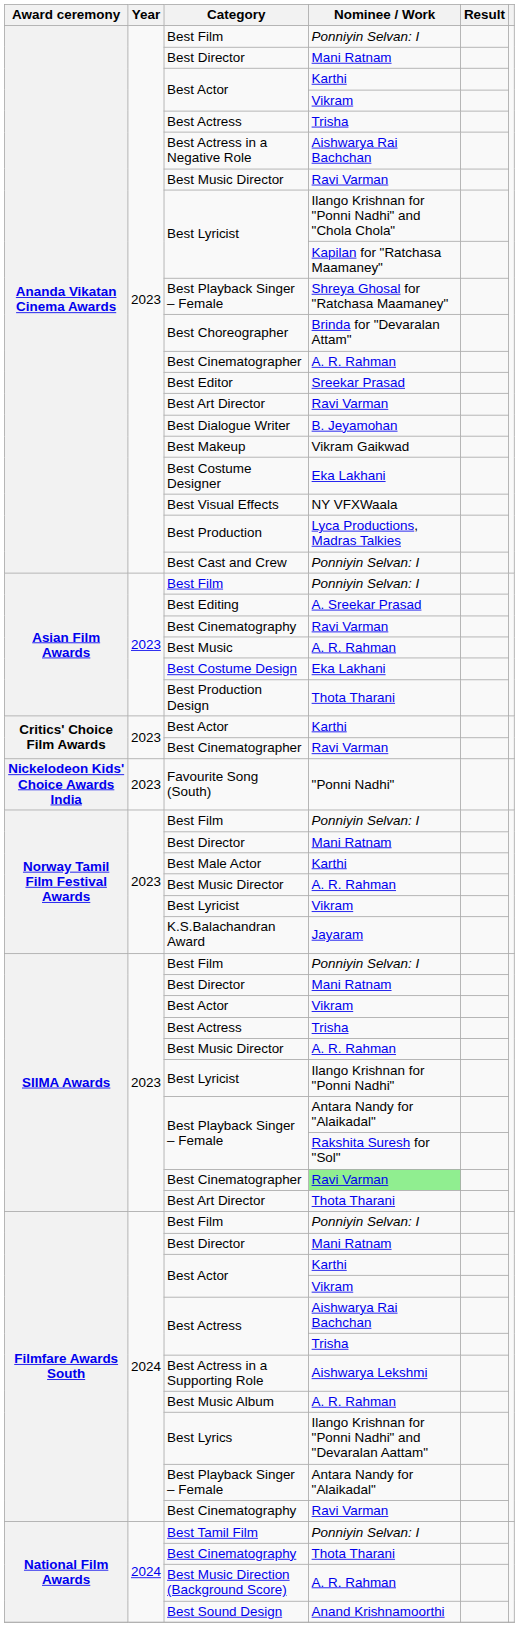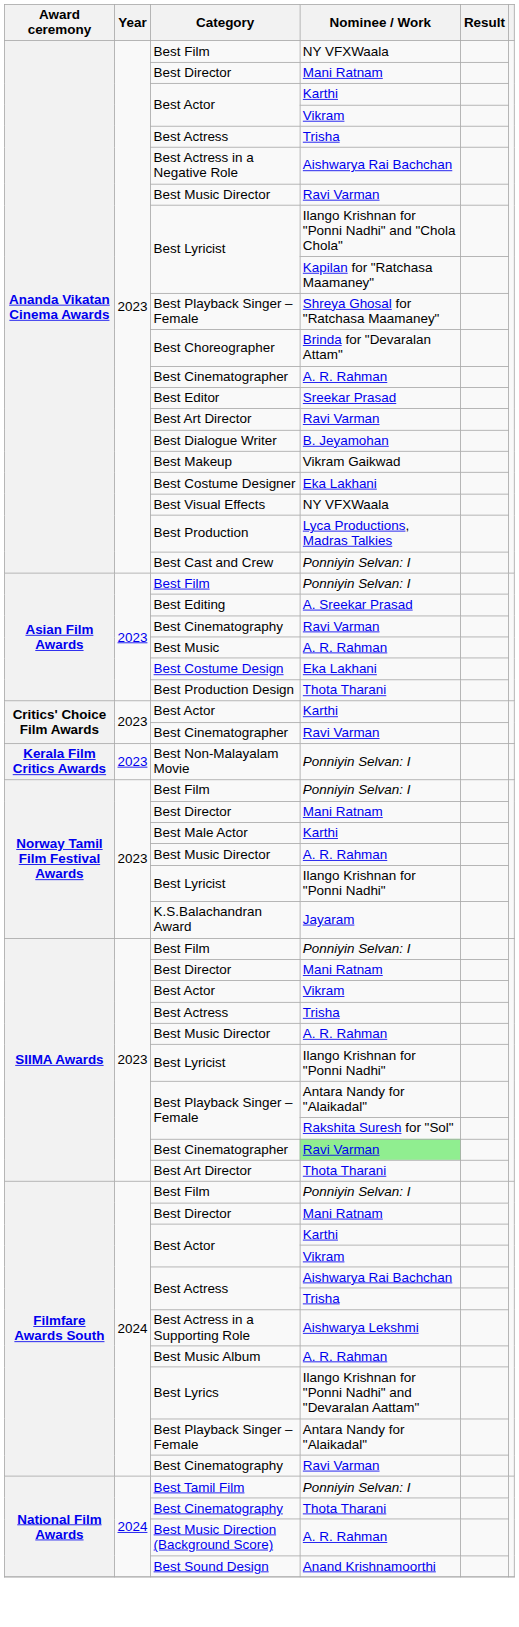(365, 36) Ponniyin Selvan: I -> (346, 51) NY VFXWaala
+ row: (59, 761)
- row: (66, 784)
(332, 906) Vikram -> (359, 883) Ilango Krishnan for "Ponni Nadhi"
